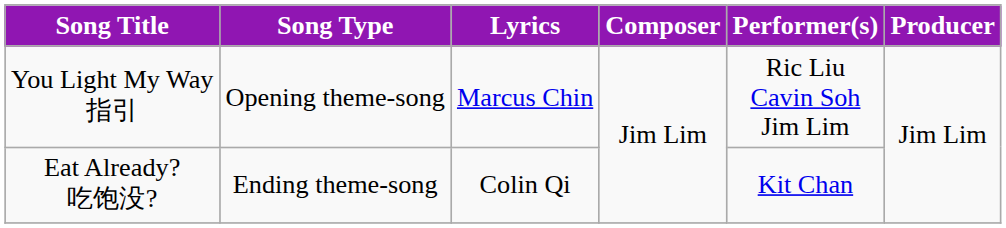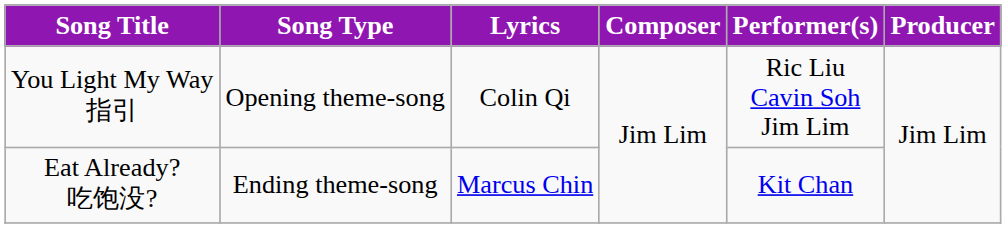(525, 96) Marcus Chin -> (525, 96) Colin Qi
(525, 184) Colin Qi -> (525, 184) Marcus Chin
